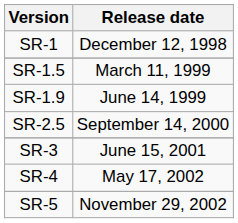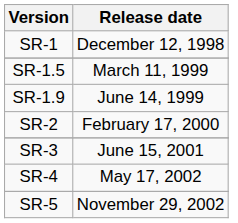+ row: (39, 124)
- row: (39, 124)
